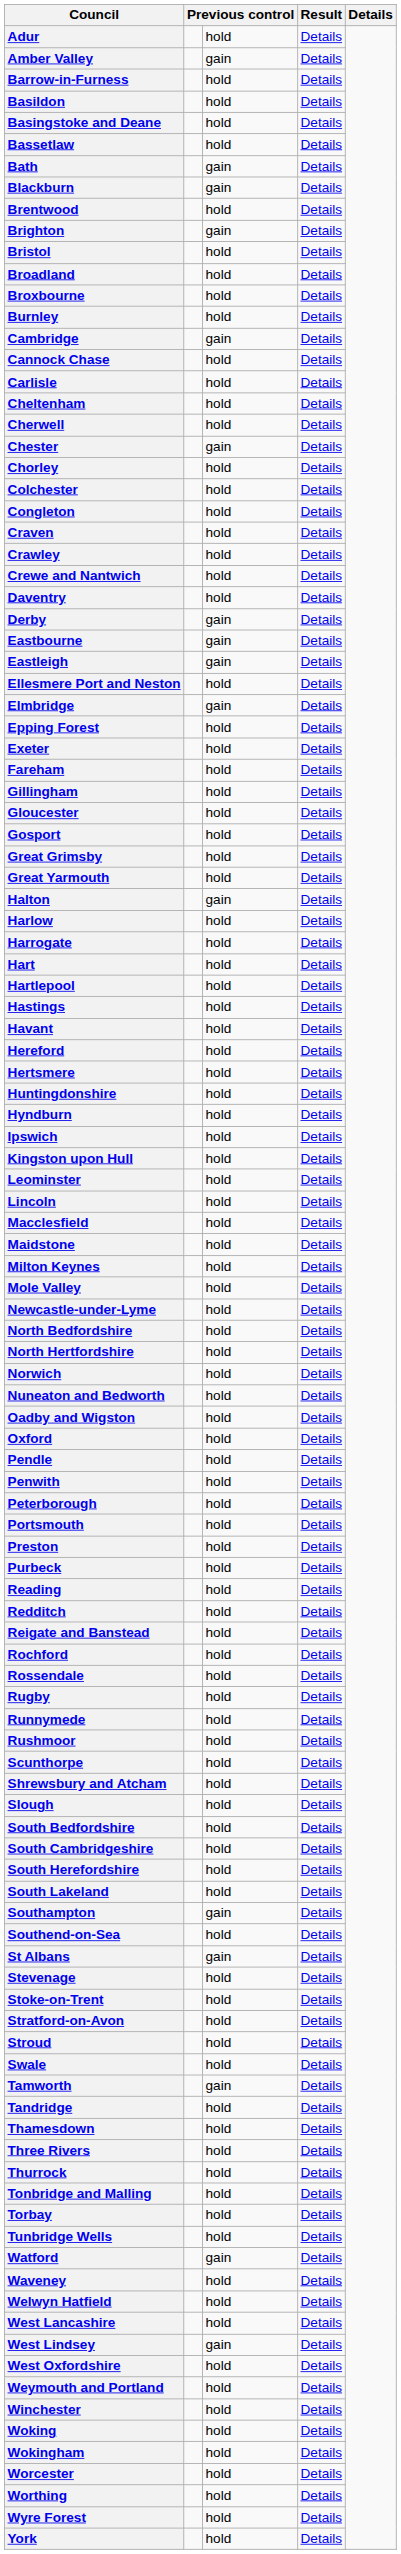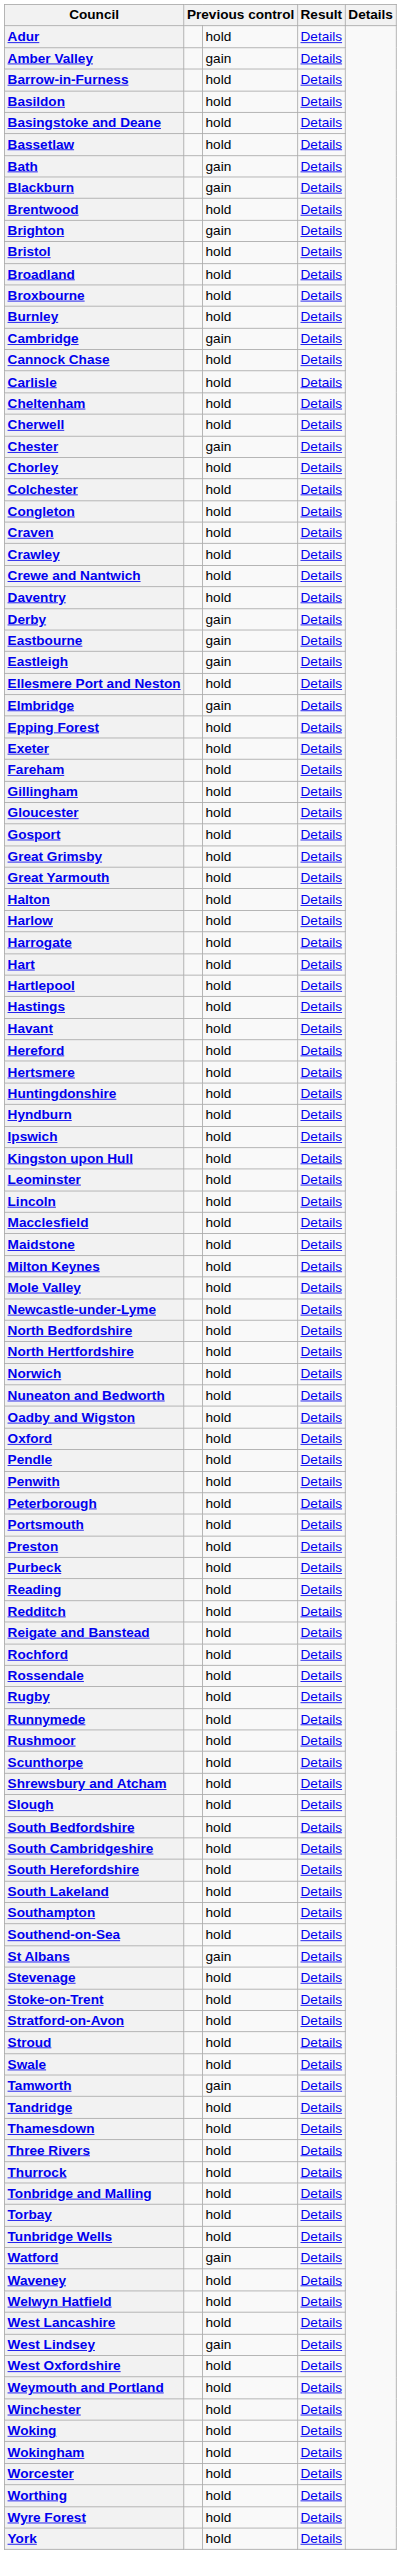(218, 899) gain -> (218, 899) hold
(218, 1913) gain -> (218, 1913) hold
